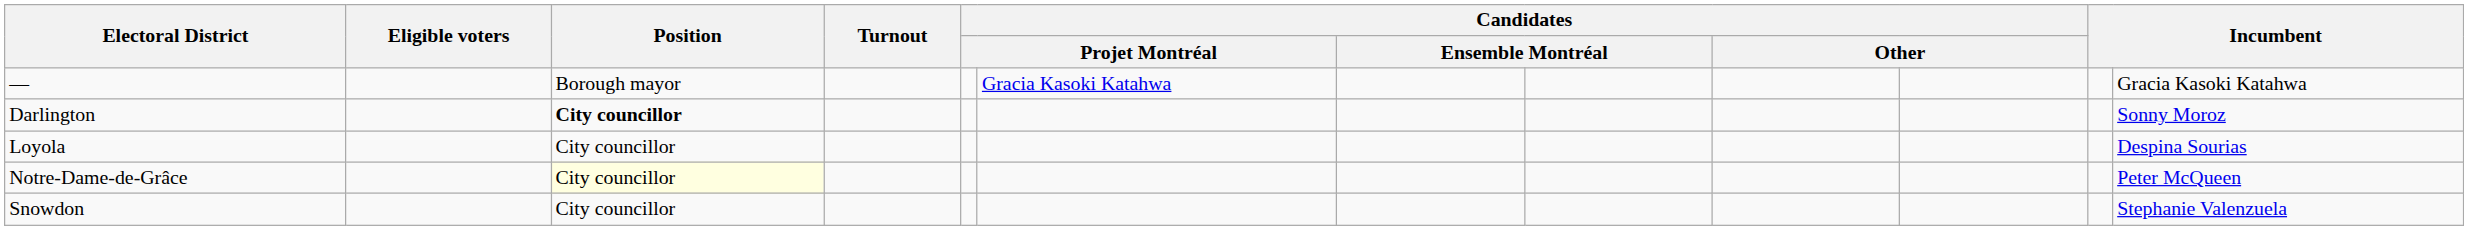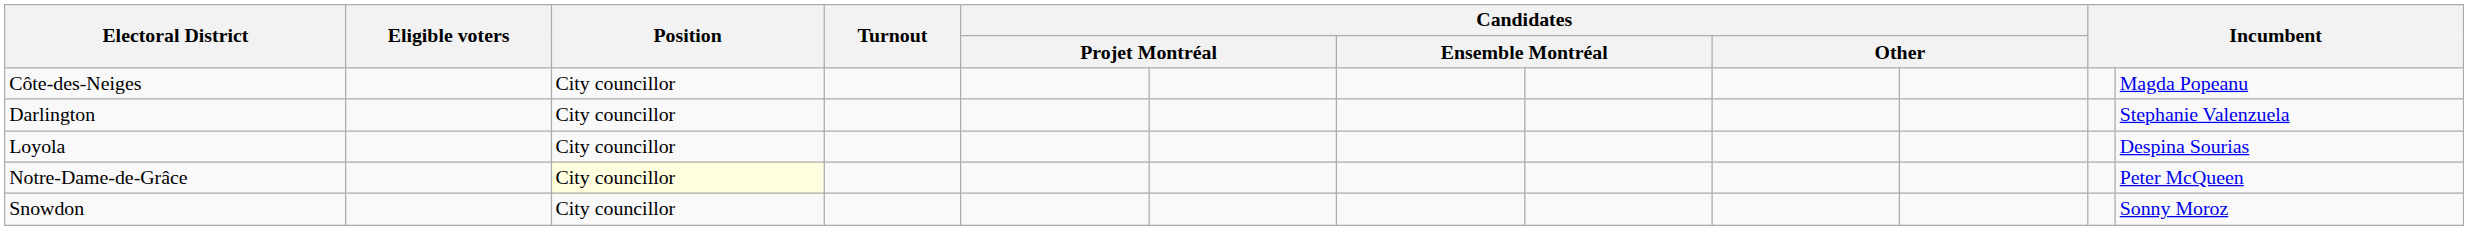- row: (19, 83)
+ row: (75, 83)
(619, 114) bold -> (615, 114) normal
(2171, 114) Sonny Moroz -> (2205, 114) Stephanie Valenzuela
(2202, 209) Stephanie Valenzuela -> (2174, 209) Sonny Moroz
